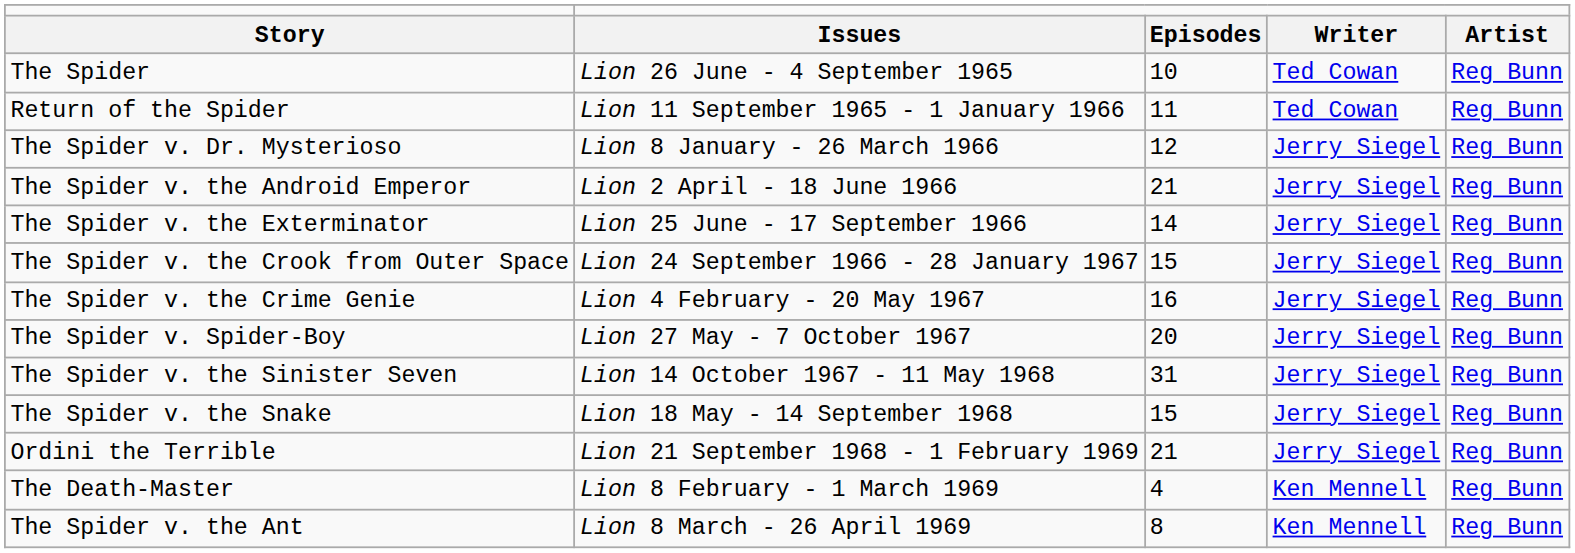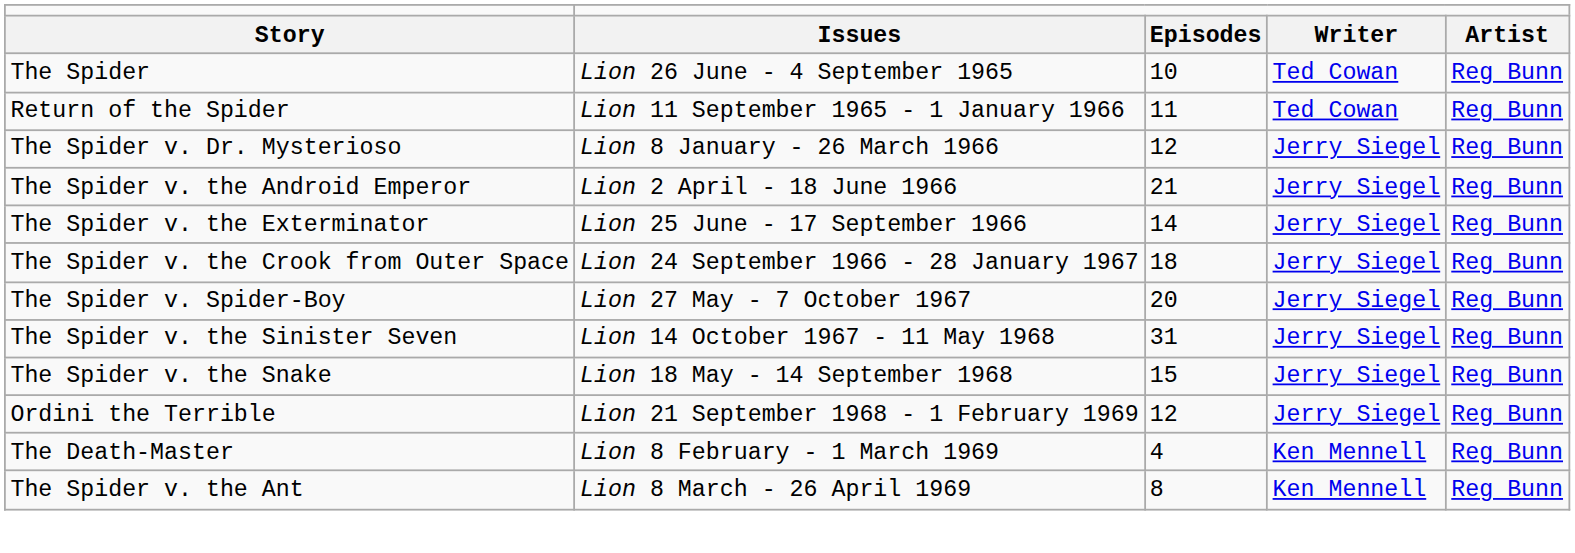(1164, 262) 15 -> (1164, 262) 18
- row: (213, 300)
(1164, 452) 21 -> (1164, 414) 12
